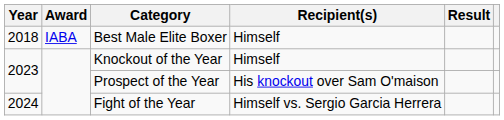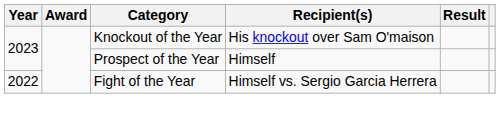- row: (160, 37)
(256, 59) Himself -> (331, 37) His knockout over Sam O'maison
(336, 81) His knockout over Sam O'maison -> (252, 59) Himself
(23, 103) 2024 -> (23, 81) 2022
